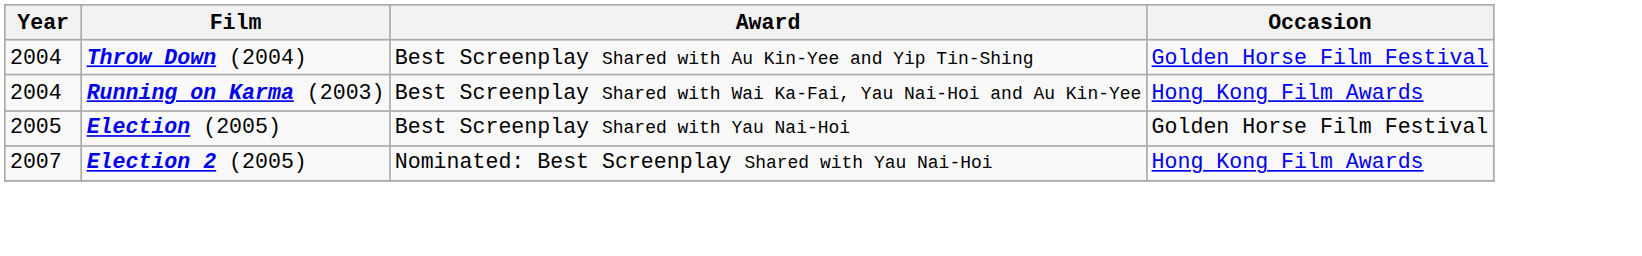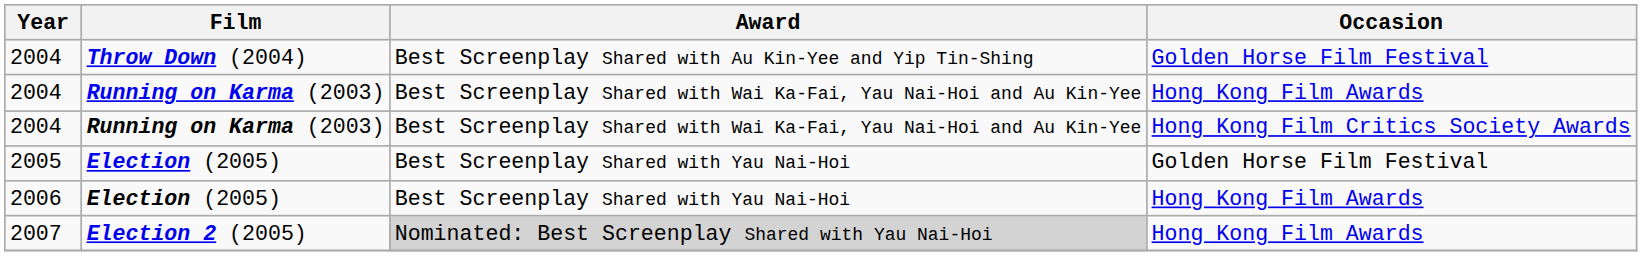+ row: (36, 128)
+ row: (36, 198)
(694, 163) no background -> (694, 233) lightgrey background
